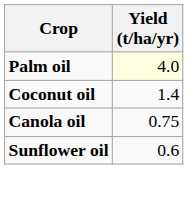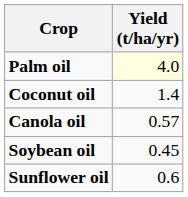(164, 121) 0.75 -> (164, 121) 0.57
+ row: (52, 149)
